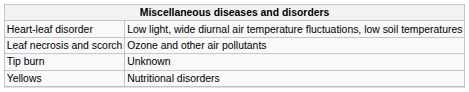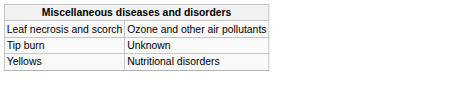- row: (50, 29)
